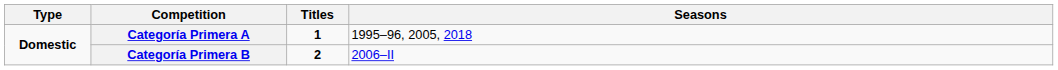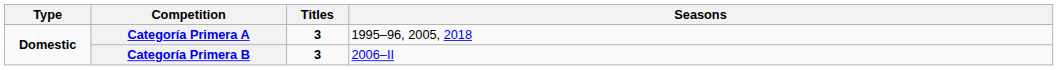(317, 35) 1 -> (317, 35) 3
(317, 55) 2 -> (317, 55) 3
